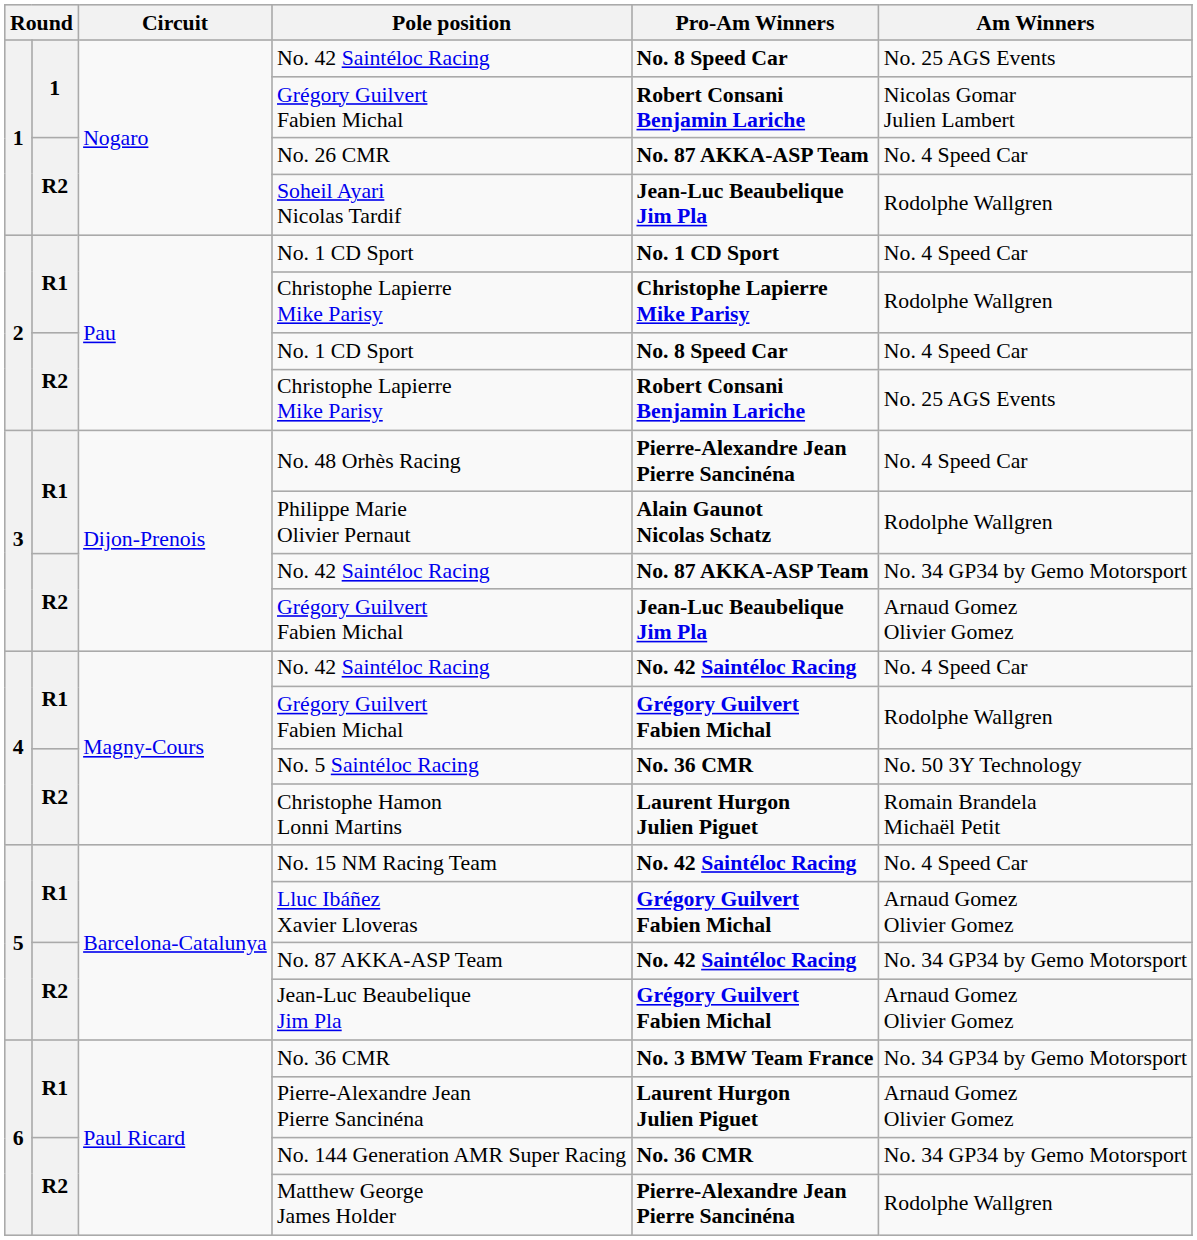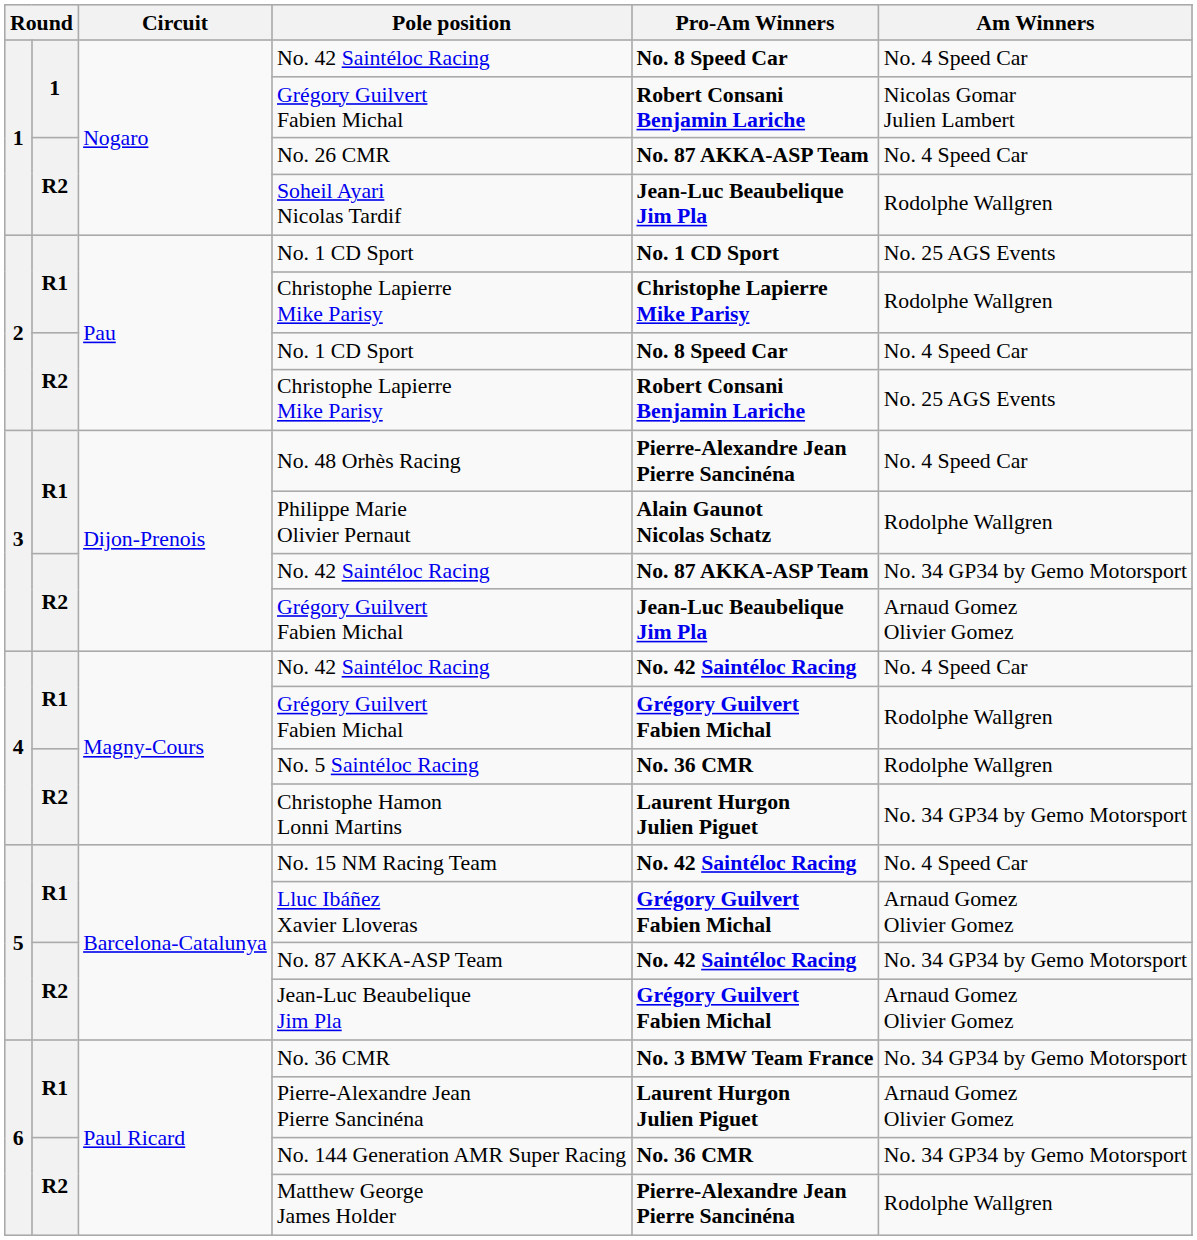(970, 57) No. 25 AGS Events -> (956, 57) No. 4 Speed Car
(956, 252) No. 4 Speed Car -> (970, 252) No. 25 AGS Events
(983, 765) No. 50 3Y Technology -> (968, 765) Rodolphe Wallgren
(960, 814) Romain Brandela Michaël Petit -> (1035, 814) No. 34 GP34 by Gemo Motorsport
